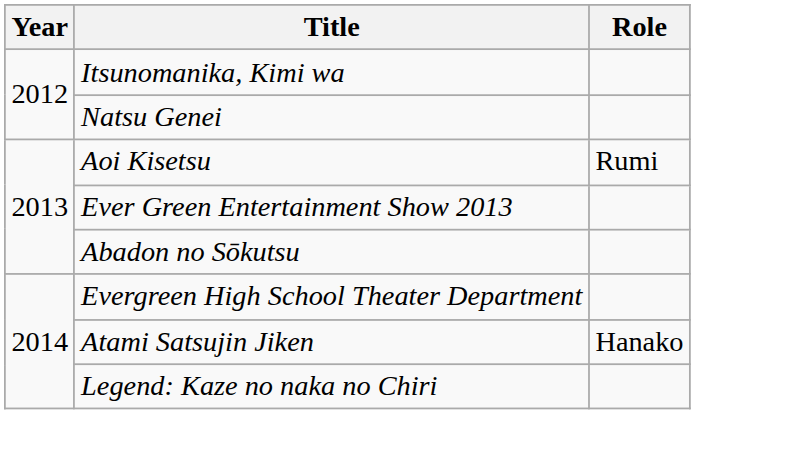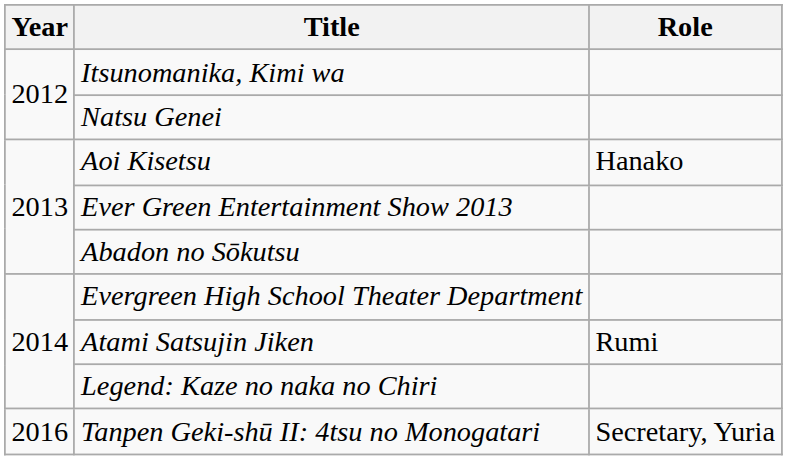(627, 161) Rumi -> (639, 161) Hanako
(639, 341) Hanako -> (627, 341) Rumi
+ row: (311, 431)
